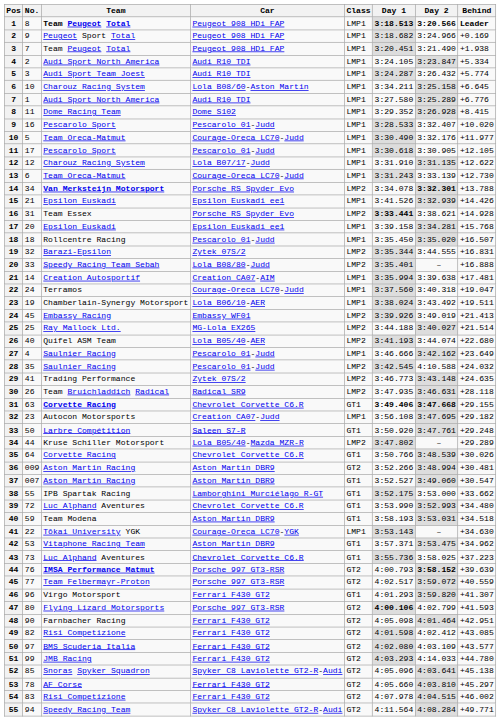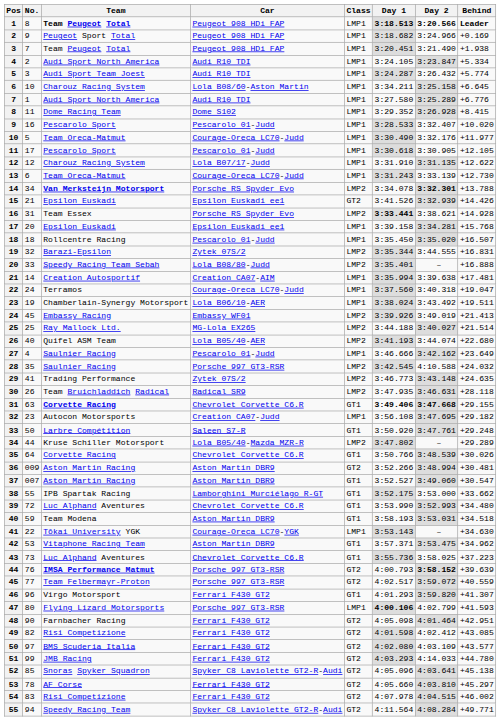(356, 201) LMP1 -> (354, 201) GT2
(234, 367) Pescarolo 01-Judd -> (238, 367) Porsche 997 GT3-RSR
(354, 608) GT2 -> (356, 608) LMP1
